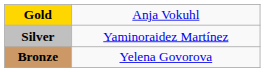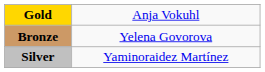rows swapped: (38, 36) <-> (38, 57)
